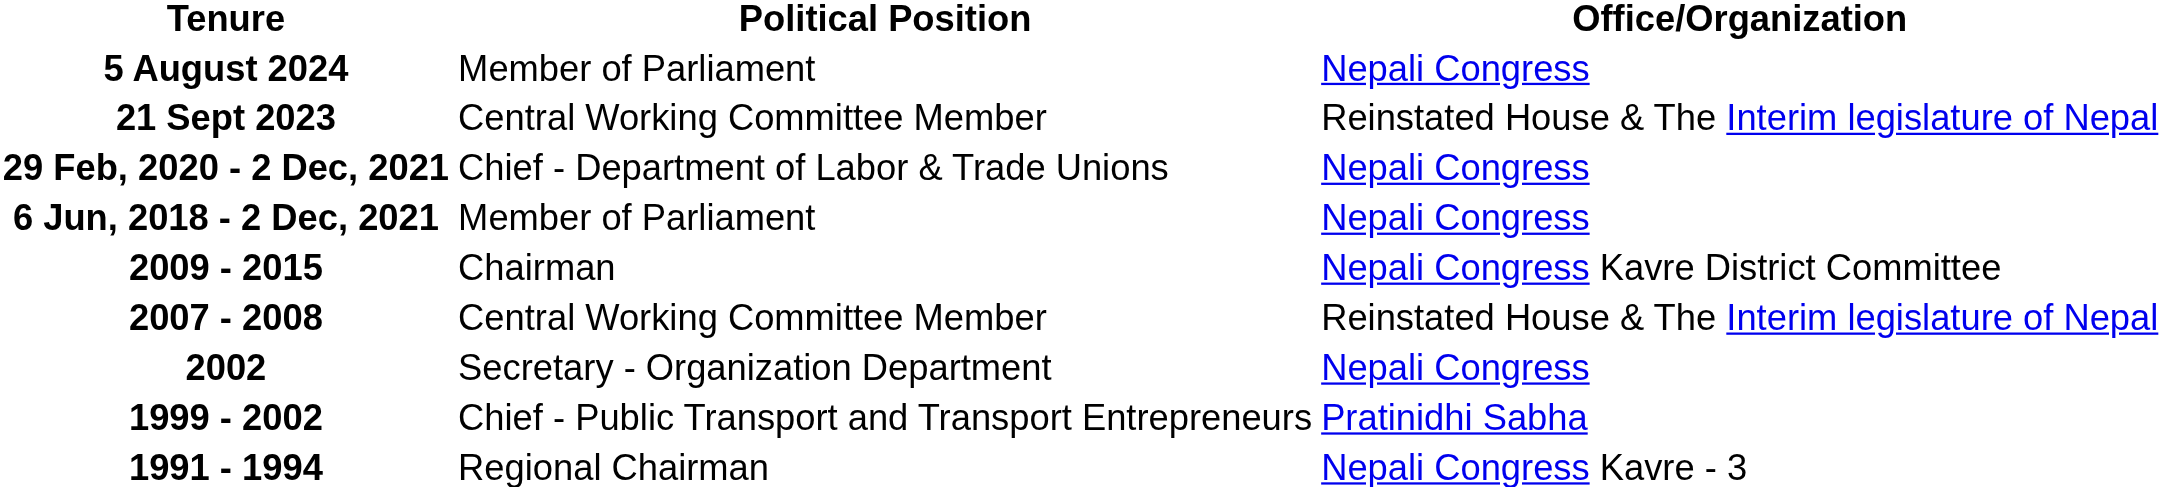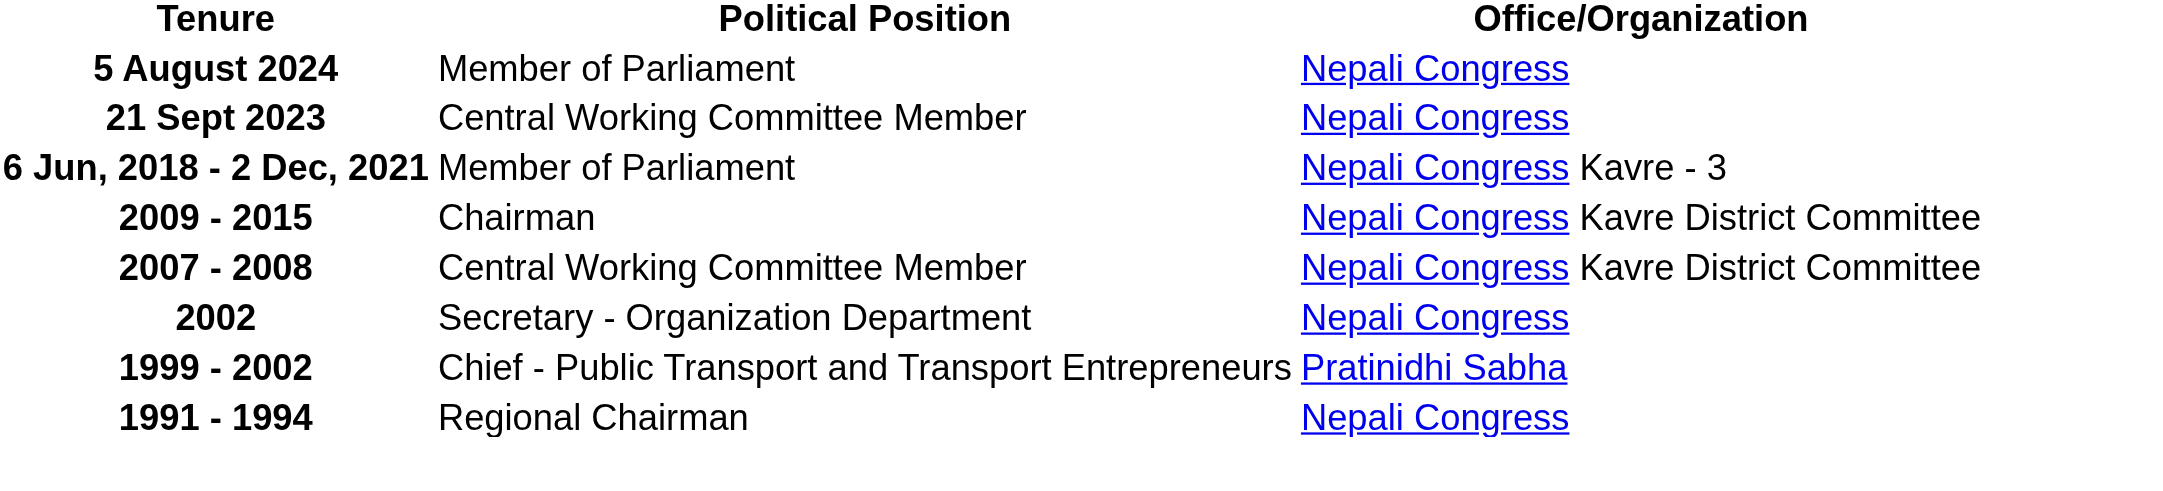(1740, 118) Reinstated House & The Interim legislature of Nepal -> (1435, 118) Nepali Congress
- row: (226, 168)
(1455, 218) Nepali Congress -> (1514, 168) Nepali Congress Kavre - 3
(1740, 318) Reinstated House & The Interim legislature of Nepal -> (1641, 268) Nepali Congress Kavre District Committee
(1534, 468) Nepali Congress Kavre - 3 -> (1435, 418) Nepali Congress
